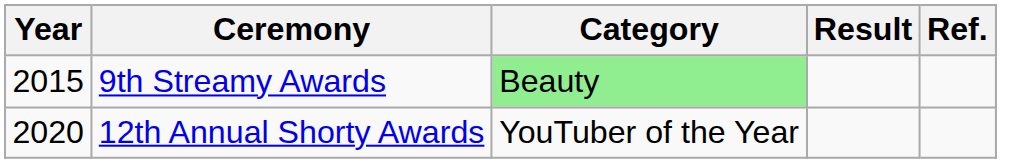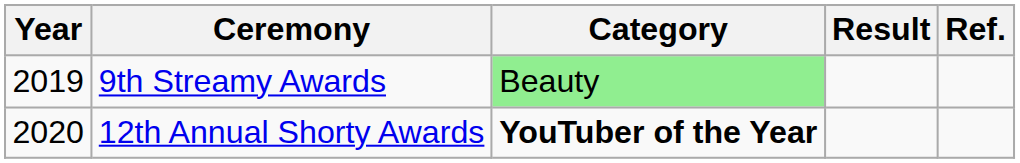(48, 81) 2015 -> (48, 81) 2019
(649, 132) normal -> (658, 132) bold
